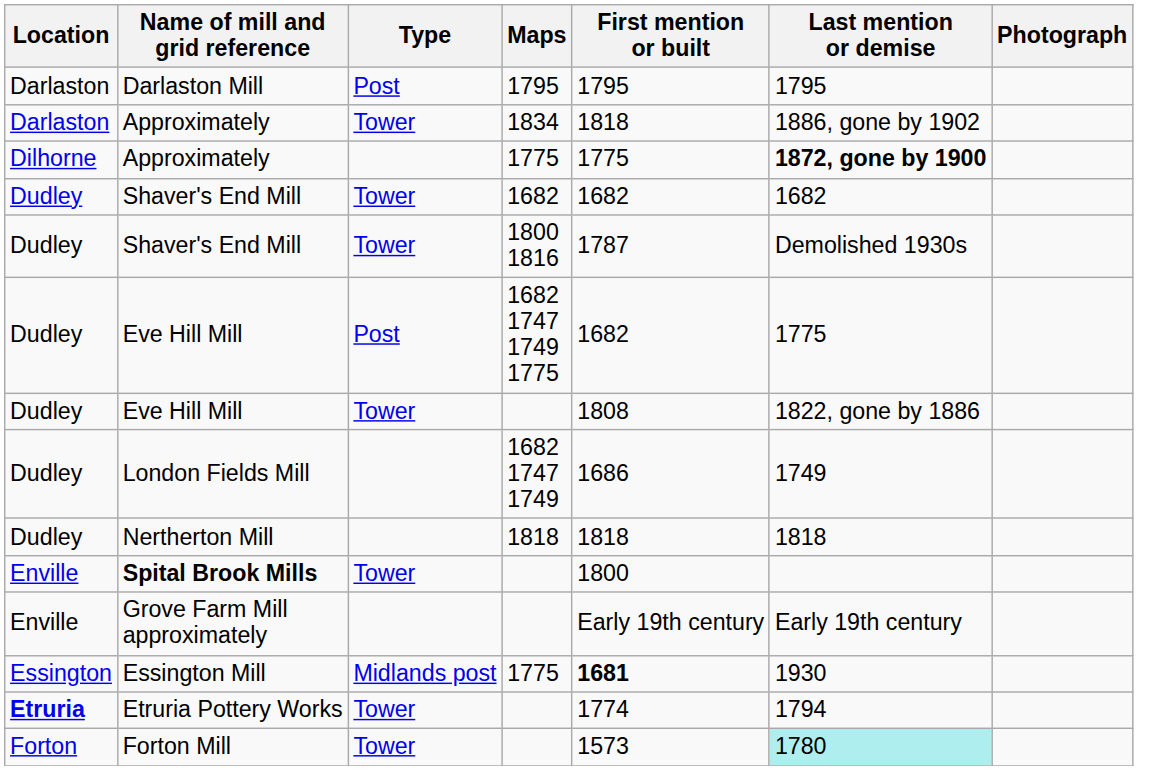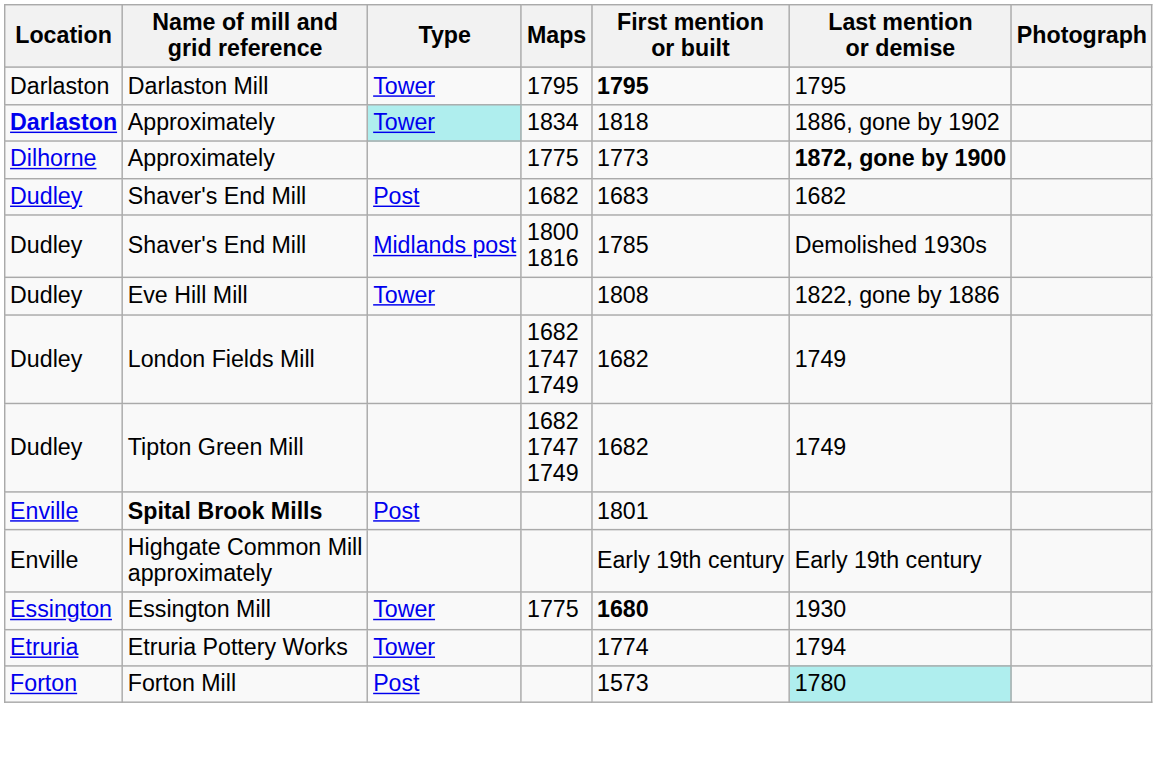(377, 85) Post -> (404, 85) Tower
(603, 85) normal -> (623, 85) bold
(60, 122) normal -> (64, 122) bold
(384, 122) no background -> (404, 122) paleturquoise background
(603, 159) 1775 -> (623, 159) 1773
(384, 196) Tower -> (396, 196) Post
(603, 196) 1682 -> (623, 196) 1683
(384, 246) Tower -> (445, 246) Midlands post
(603, 246) 1787 -> (623, 246) 1785
- row: (183, 335)
(603, 473) 1686 -> (623, 358) 1682
+ row: (216, 447)
- row: (198, 536)
(384, 573) Tower -> (396, 510) Post
(603, 573) 1800 -> (623, 510) 1801
- row: (205, 623)
+ row: (245, 560)
(425, 673) Midlands post -> (404, 610) Tower
(603, 673) 1681 -> (623, 610) 1680
(47, 710) bold -> (44, 647) normal
(384, 746) Tower -> (396, 683) Post
